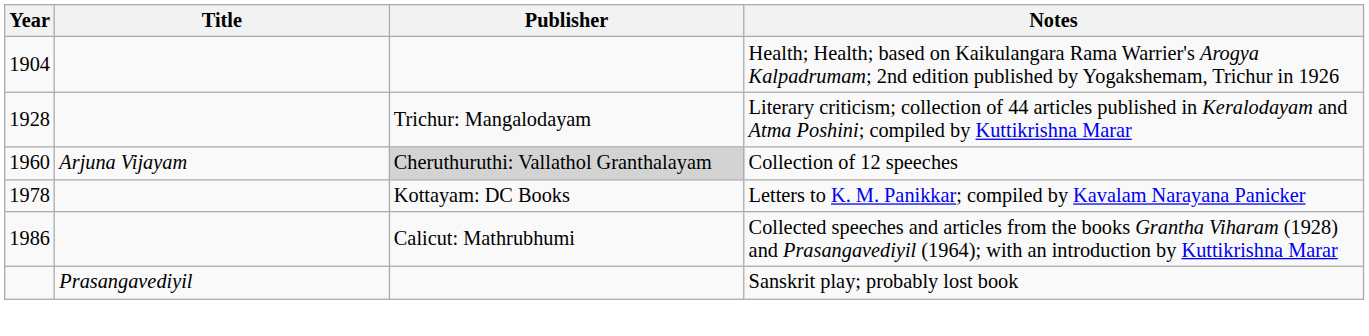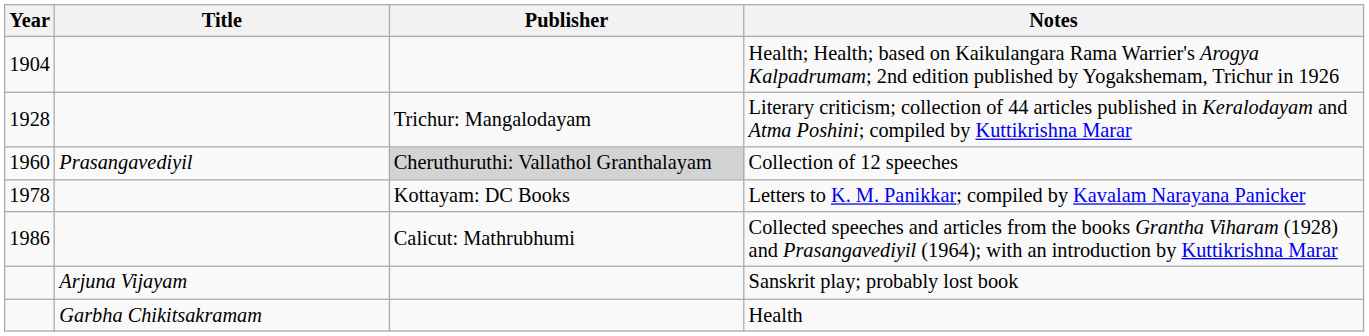(123, 163) Arjuna Vijayam -> (126, 163) Prasangavediyil
(126, 282) Prasangavediyil -> (123, 282) Arjuna Vijayam
+ row: (776, 314)
